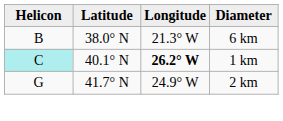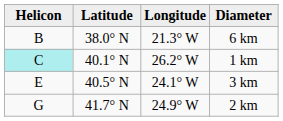(175, 60) bold -> (175, 60) normal
+ row: (244, 82)
